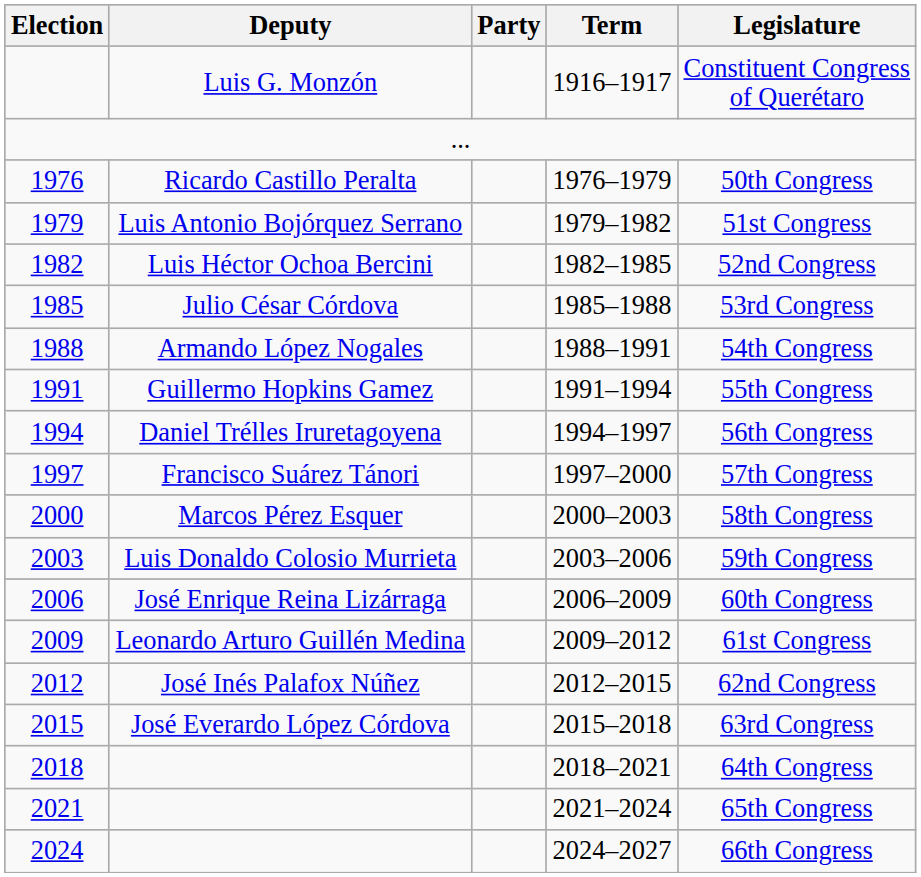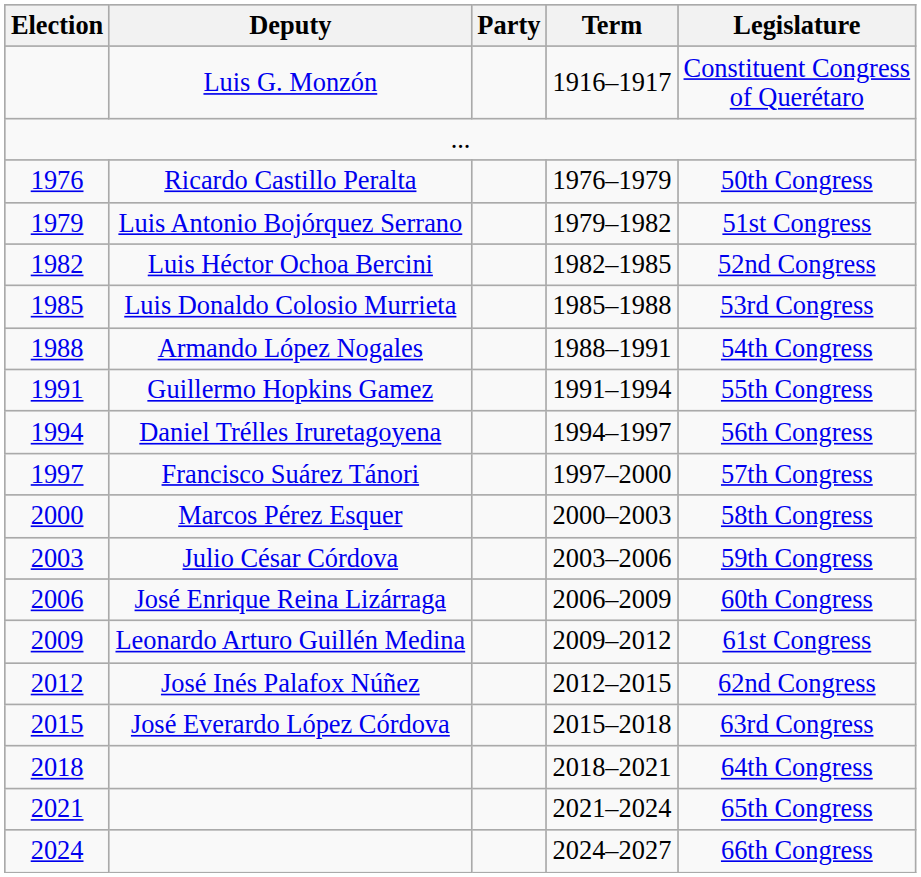(290, 306) Julio César Córdova -> (290, 306) Luis Donaldo Colosio Murrieta
(290, 557) Luis Donaldo Colosio Murrieta -> (290, 557) Julio César Córdova
